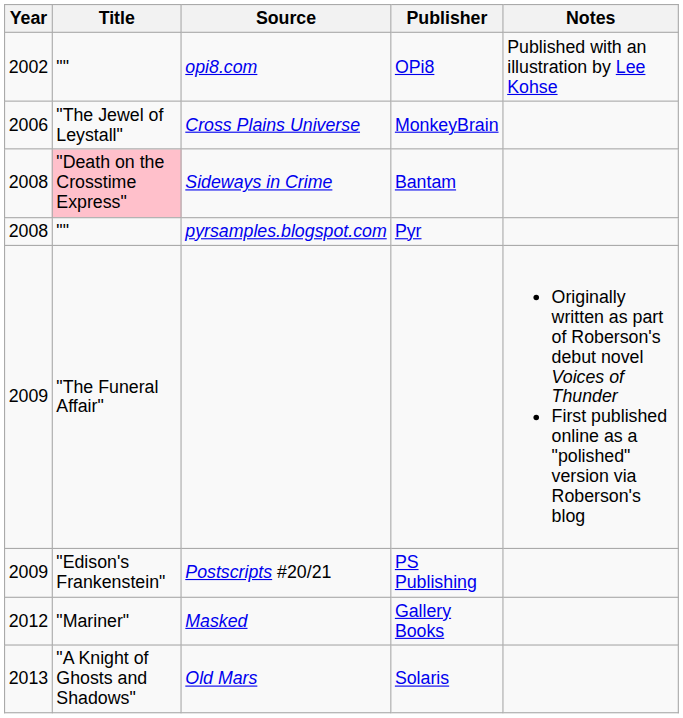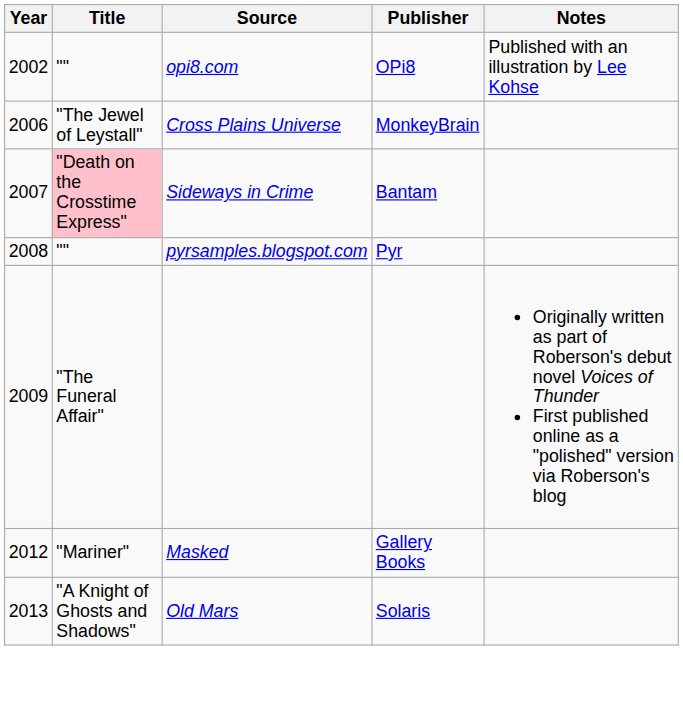(28, 183) 2008 -> (28, 192) 2007
- row: (258, 572)
